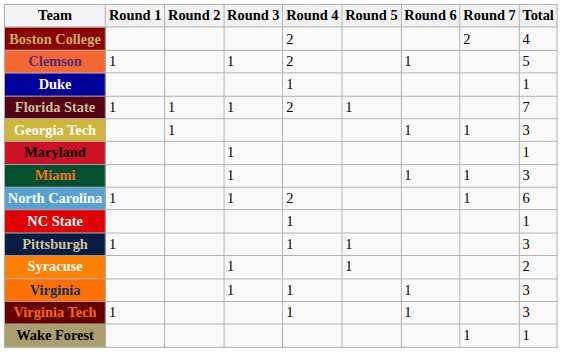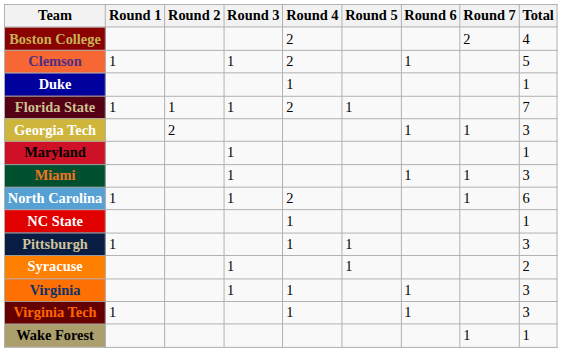(172, 130) 1 -> (172, 130) 2
